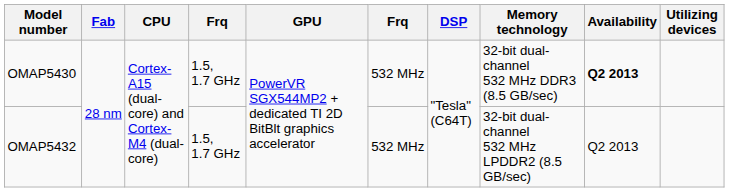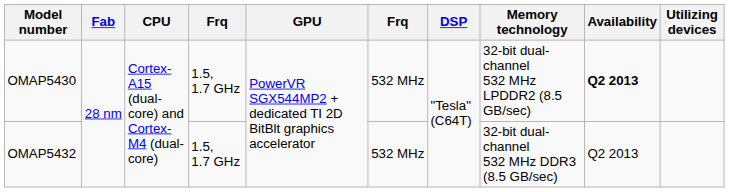(530, 73) 32-bit dual-channel 532 MHz DDR3 (8.5 GB/sec) -> (523, 80) 32-bit dual-channel 532 MHz LPDDR2 (8.5 GB/sec)
(523, 146) 32-bit dual-channel 532 MHz LPDDR2 (8.5 GB/sec) -> (530, 154) 32-bit dual-channel 532 MHz DDR3 (8.5 GB/sec)
